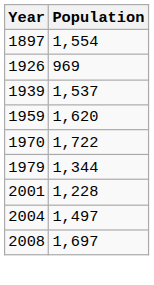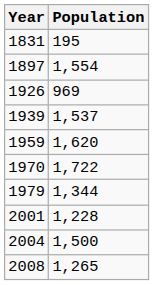+ row: (27, 42)
(75, 217) 1,497 -> (75, 242) 1,500
(75, 242) 1,697 -> (75, 267) 1,265
